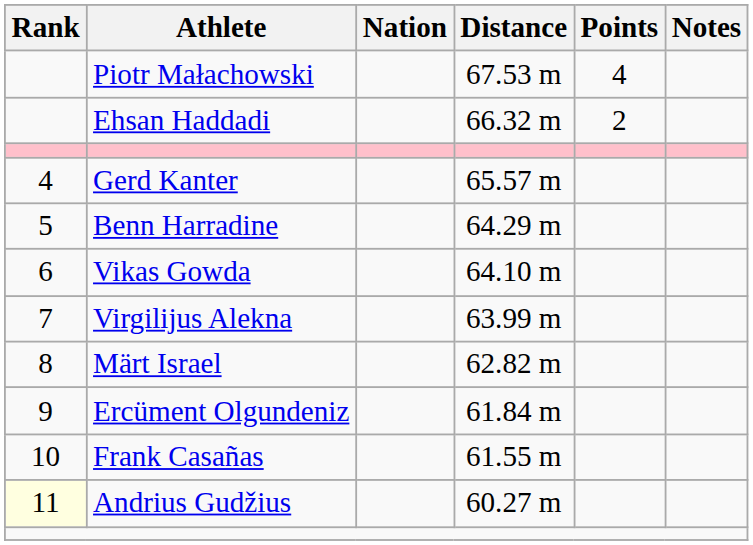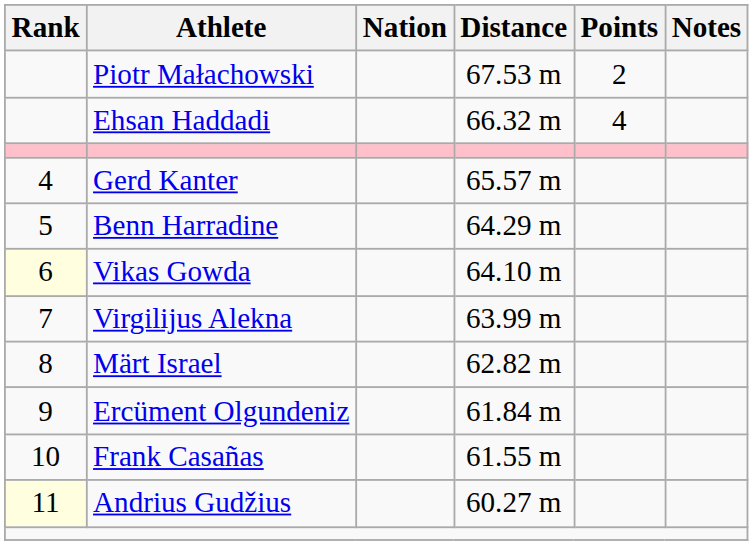(619, 73) 4 -> (619, 73) 2
(619, 119) 2 -> (619, 119) 4
(46, 271) no background -> (46, 271) lightyellow background
